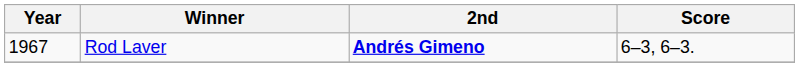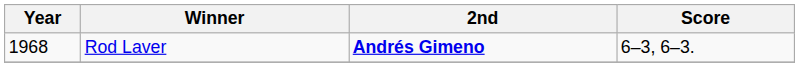(28, 46) 1967 -> (28, 46) 1968
